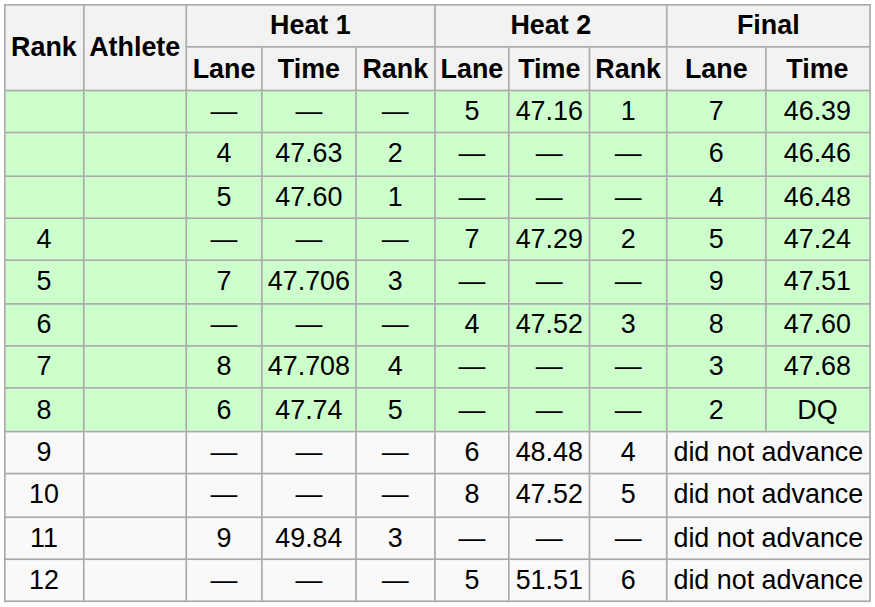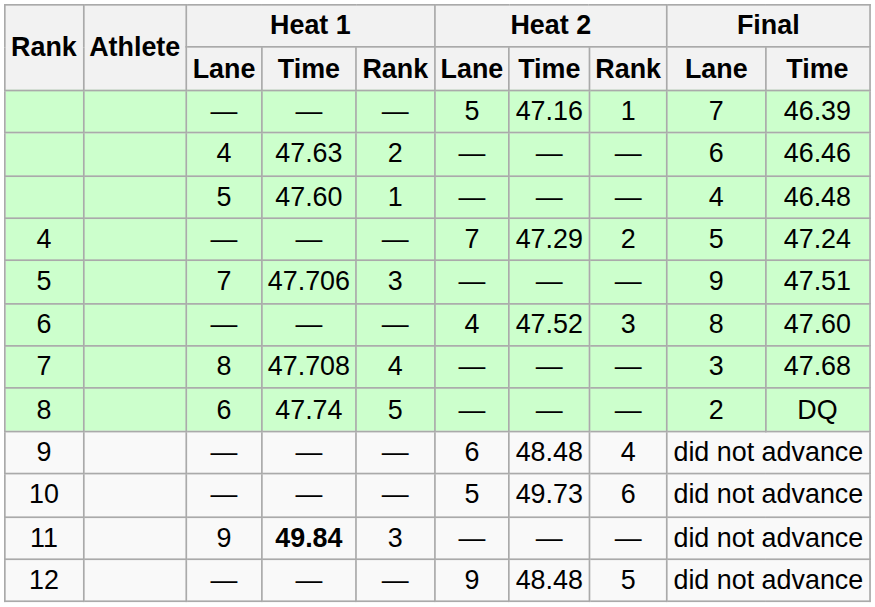(472, 494) 8 -> (472, 494) 5
(549, 494) 47.52 -> (549, 494) 49.73
(628, 494) 5 -> (628, 494) 6
(309, 537) normal -> (309, 537) bold
(472, 580) 5 -> (472, 580) 9
(549, 580) 51.51 -> (549, 580) 48.48
(628, 580) 6 -> (628, 580) 5
